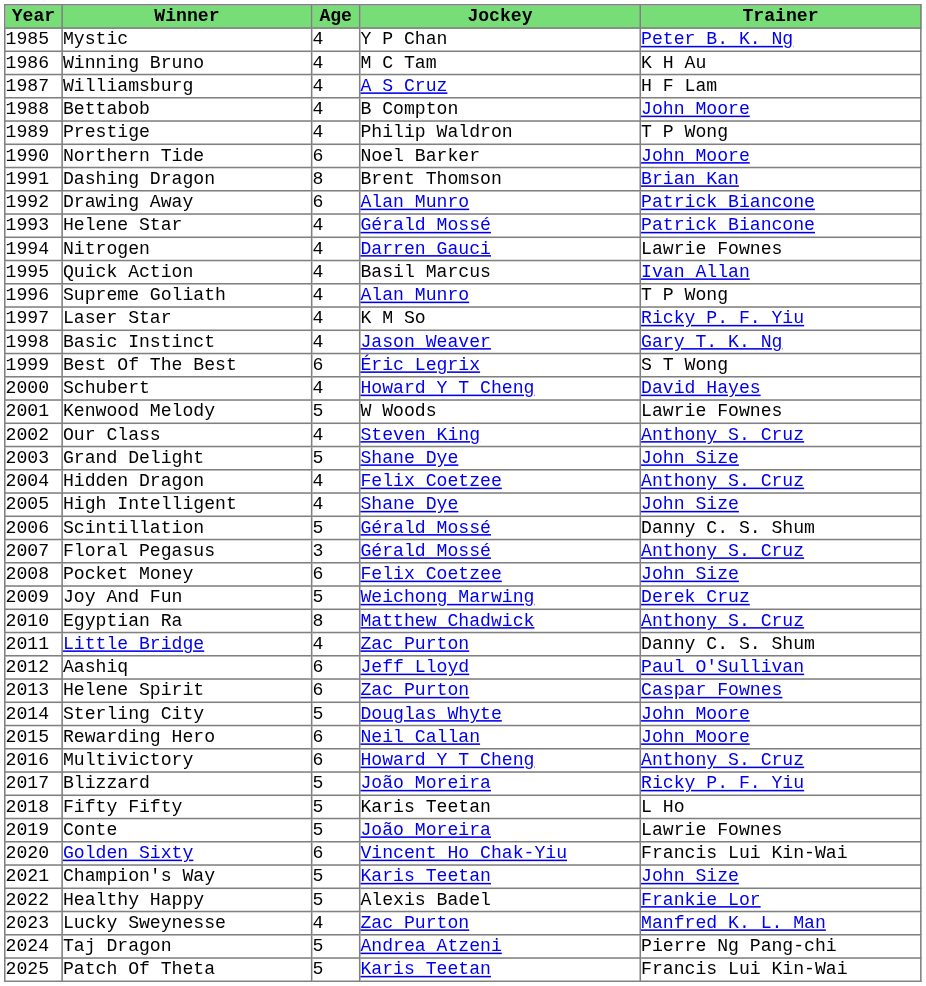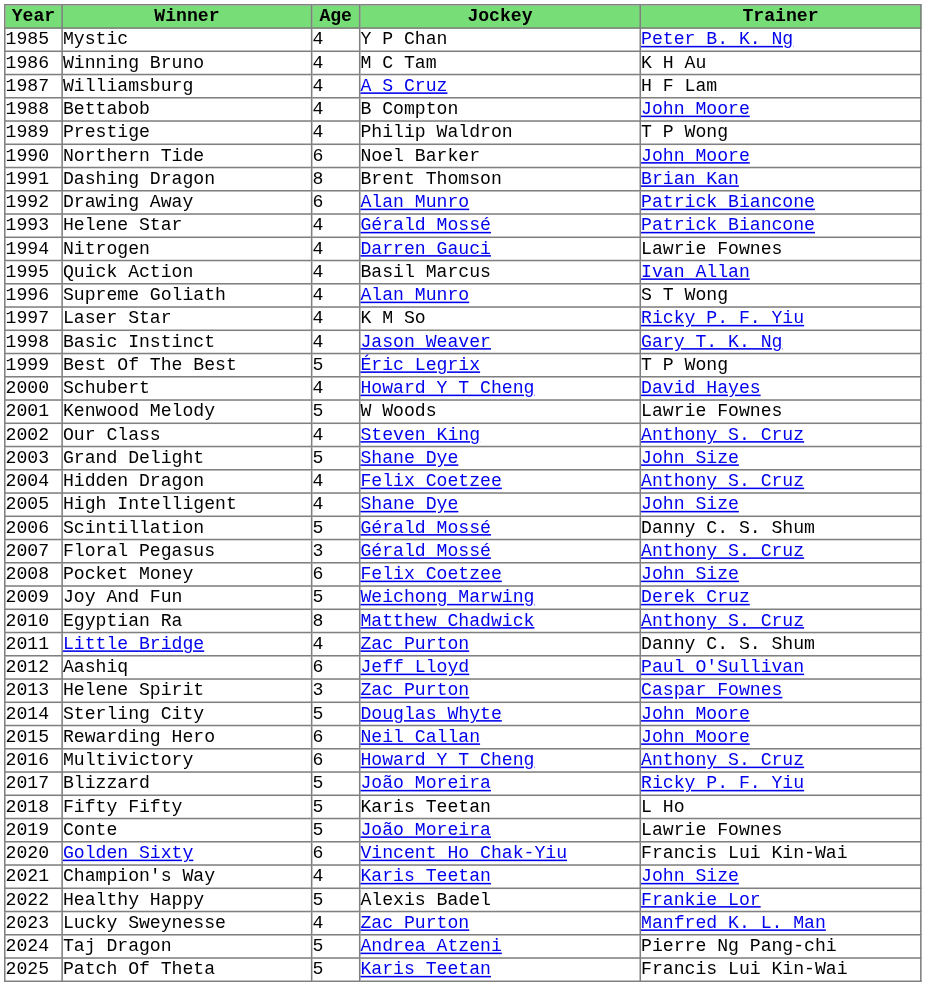(685, 295) T P Wong -> (685, 295) S T Wong
(318, 365) 6 -> (318, 365) 5
(685, 365) S T Wong -> (685, 365) T P Wong
(318, 691) 6 -> (318, 691) 3
(318, 877) 5 -> (318, 877) 4
